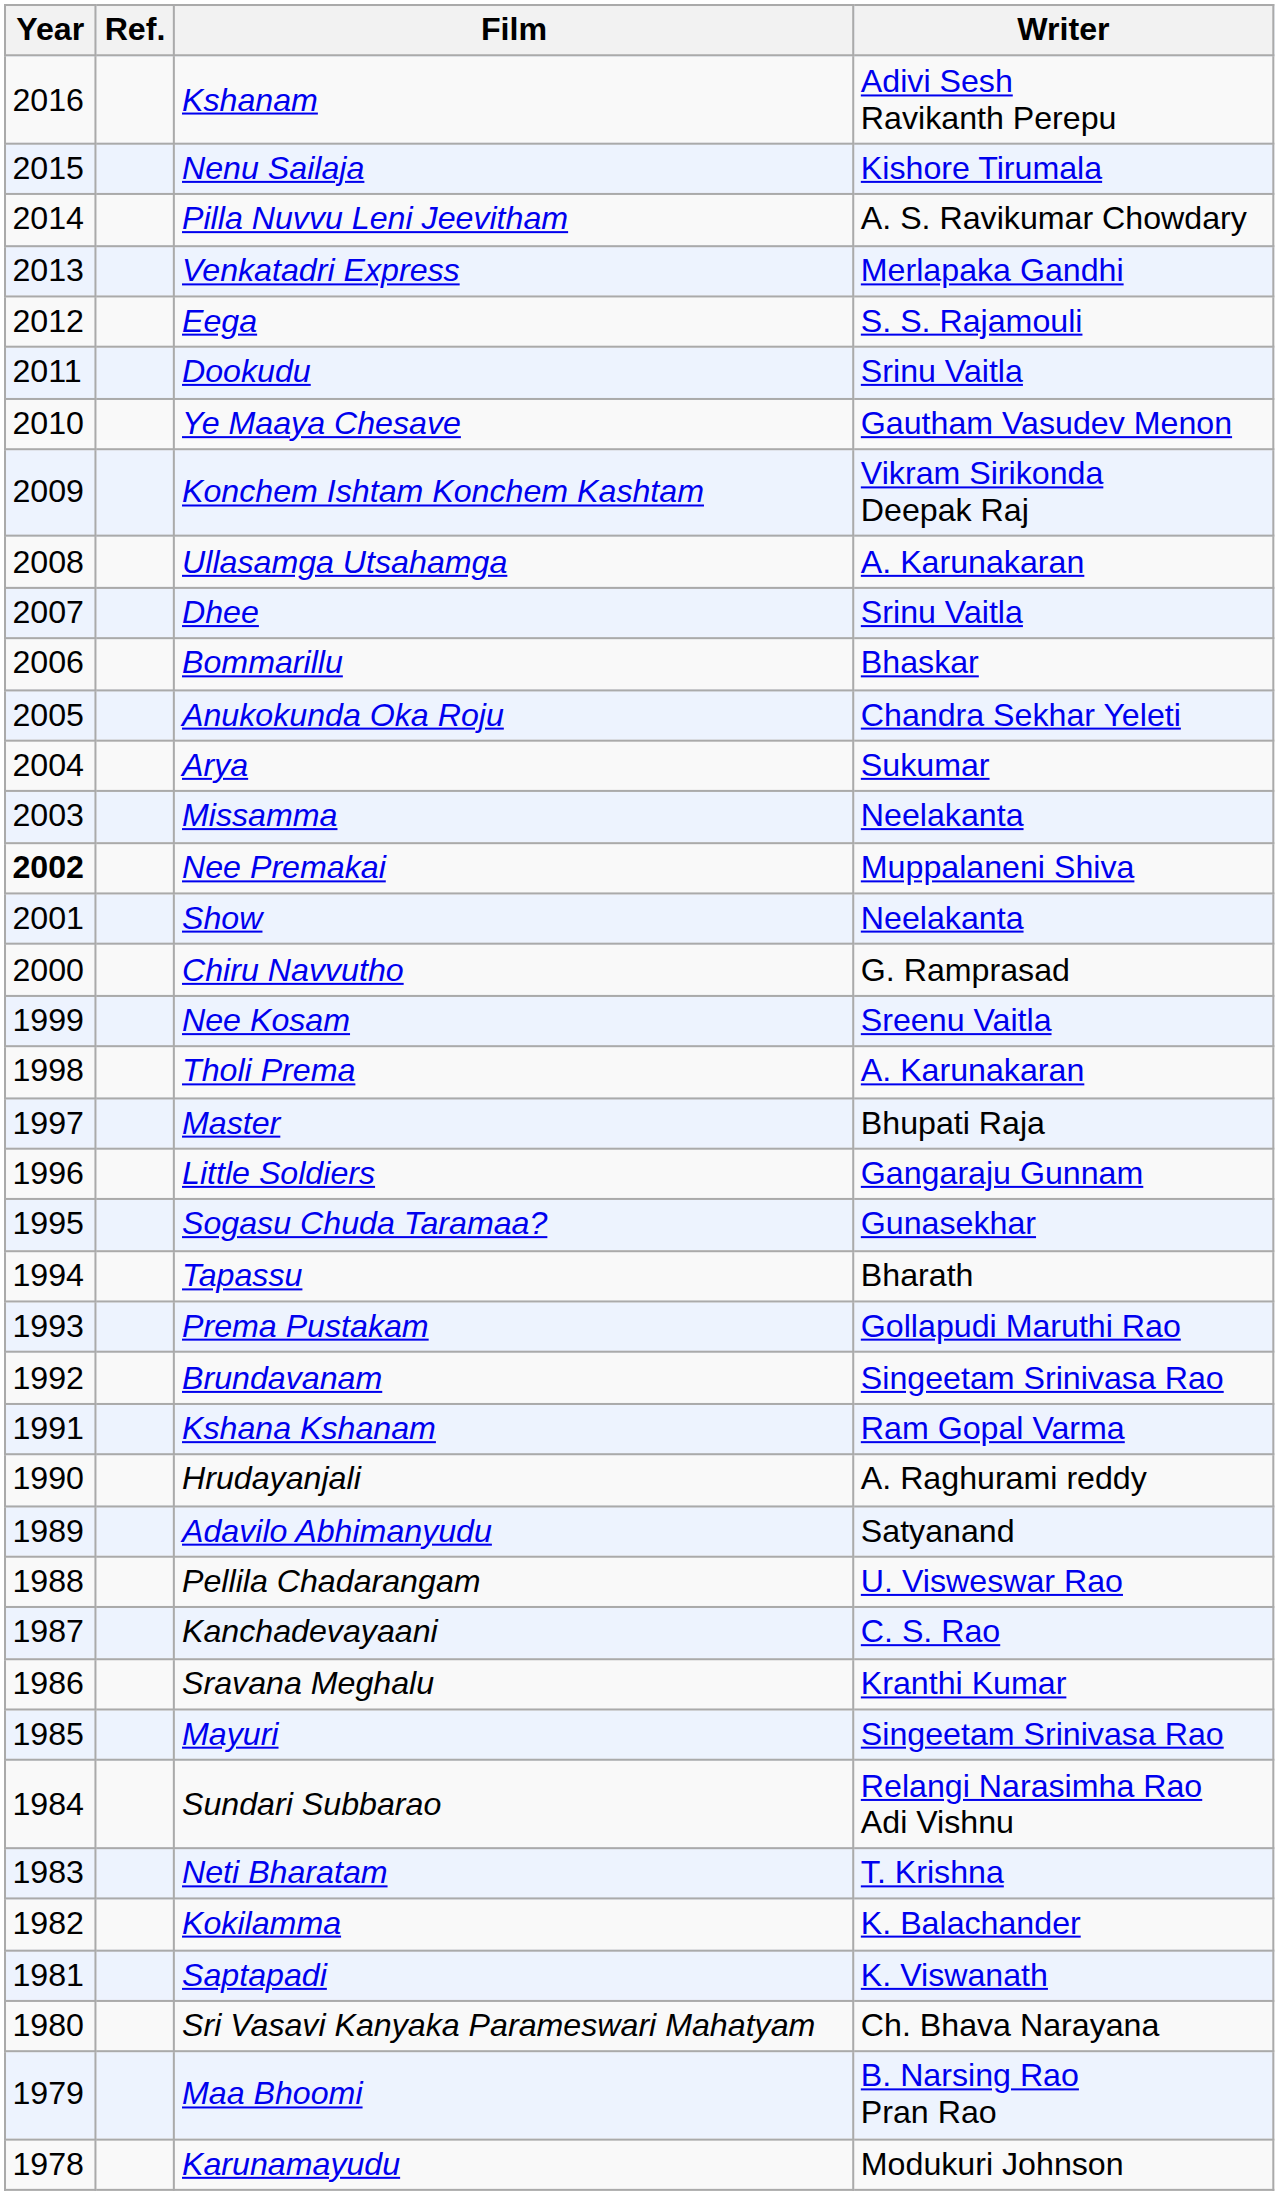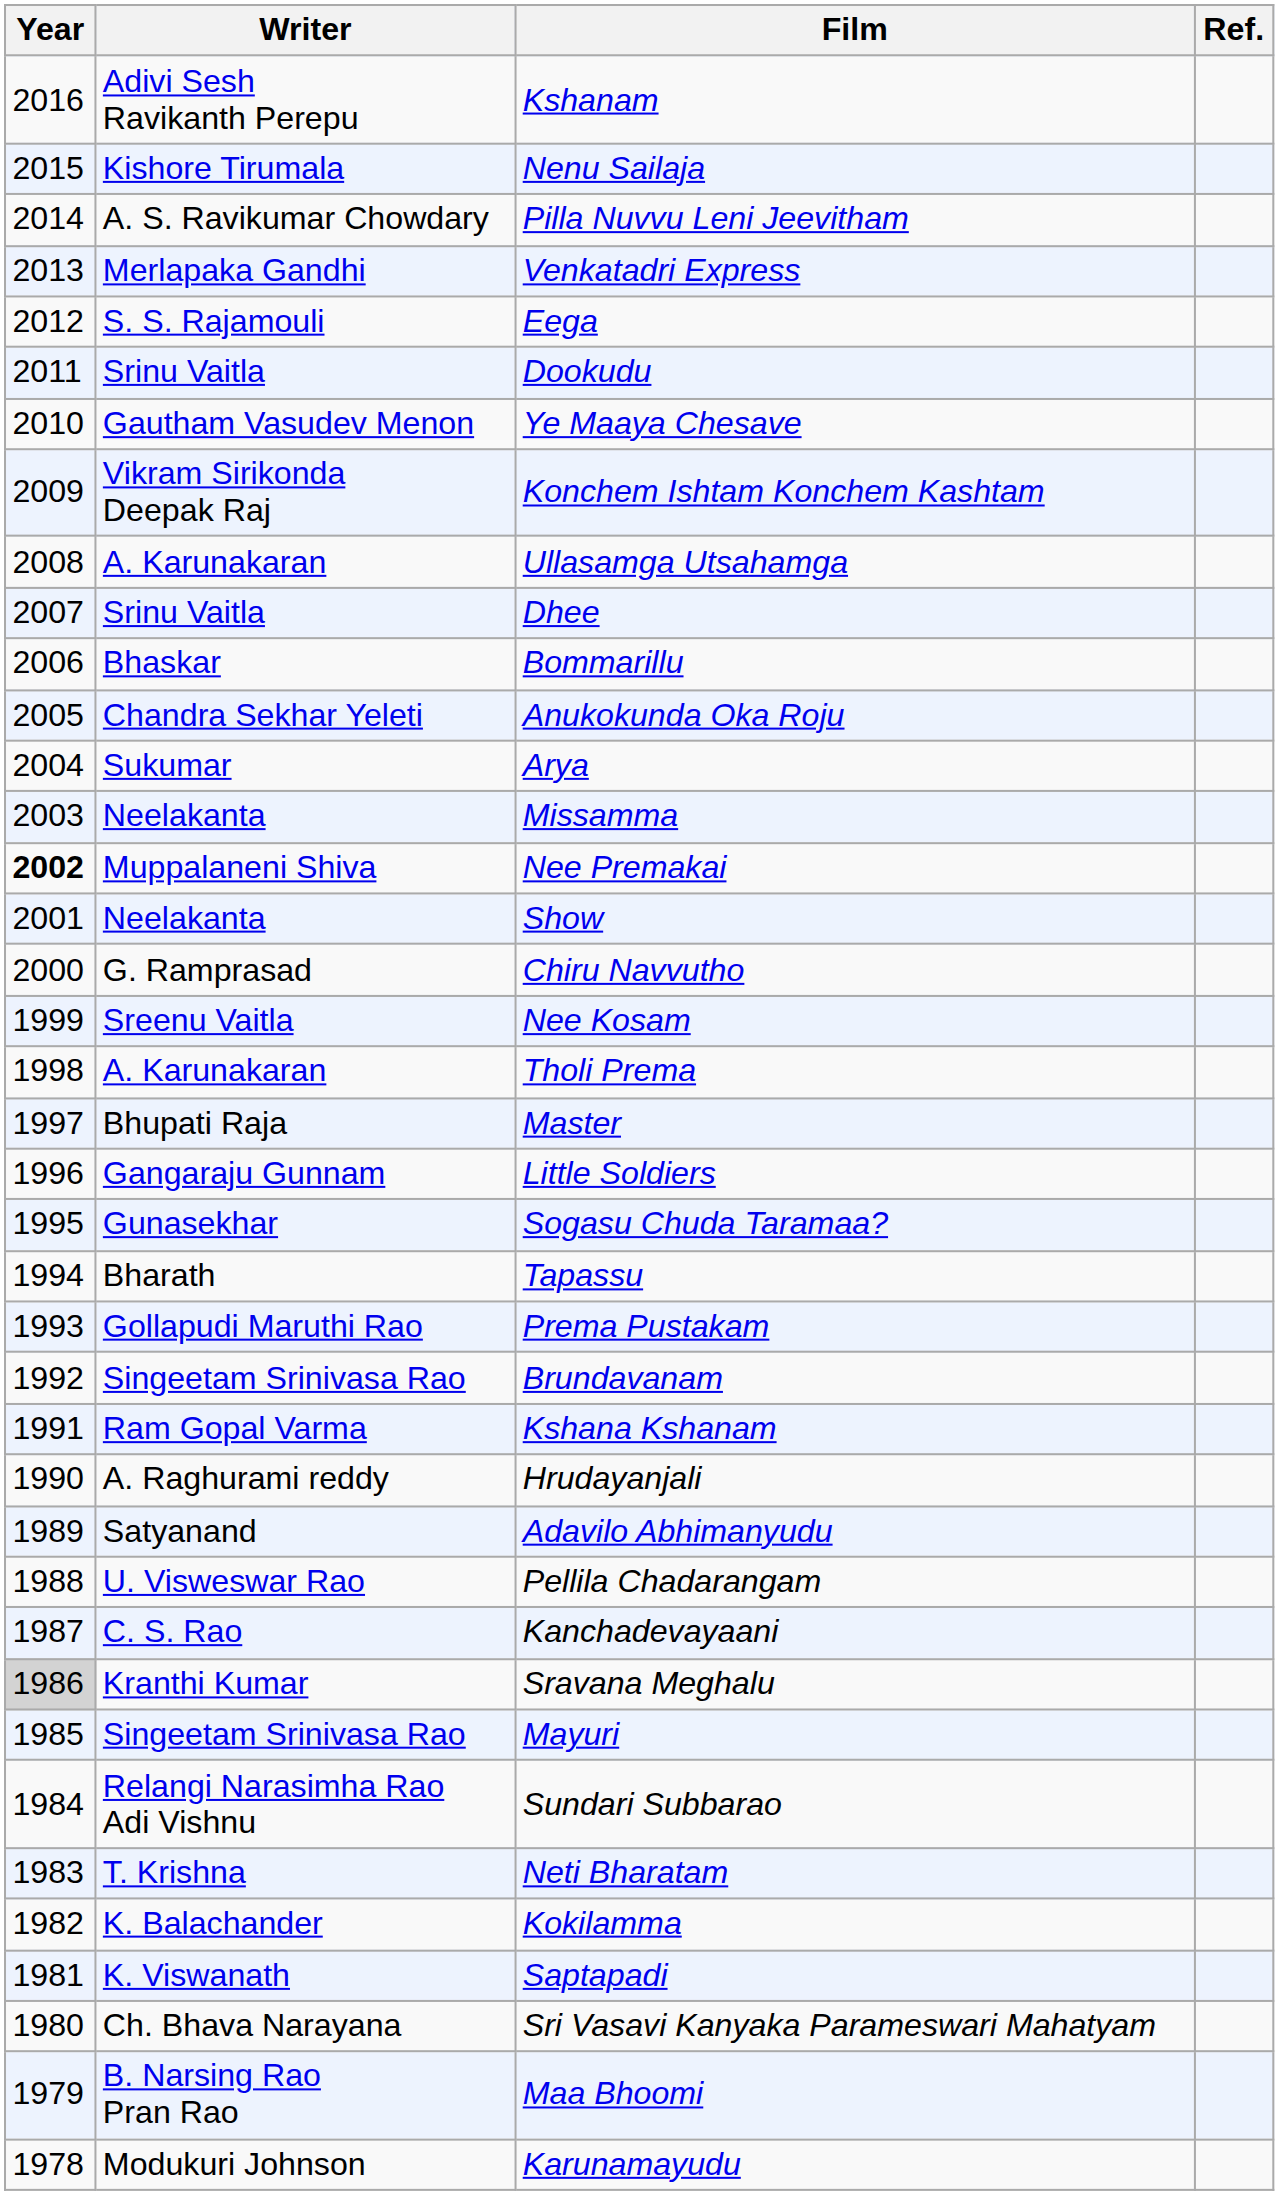columns swapped: (1063, 30) <-> (135, 30)
(48, 1683) no background -> (48, 1683) lightgrey background
